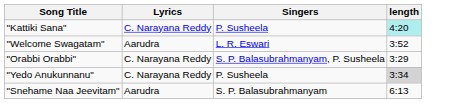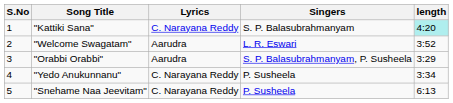+ column: (18, 12)
(242, 28) P. Susheela -> (299, 28) S. P. Balasubrahmanyam
(168, 59) C. Narayana Reddy -> (169, 59) Aarudra
(399, 75) lightgrey background -> (426, 75) no background
(142, 91) Aarudra -> (195, 91) C. Narayana Reddy
(271, 91) S. P. Balasubrahmanyam -> (269, 91) P. Susheela
